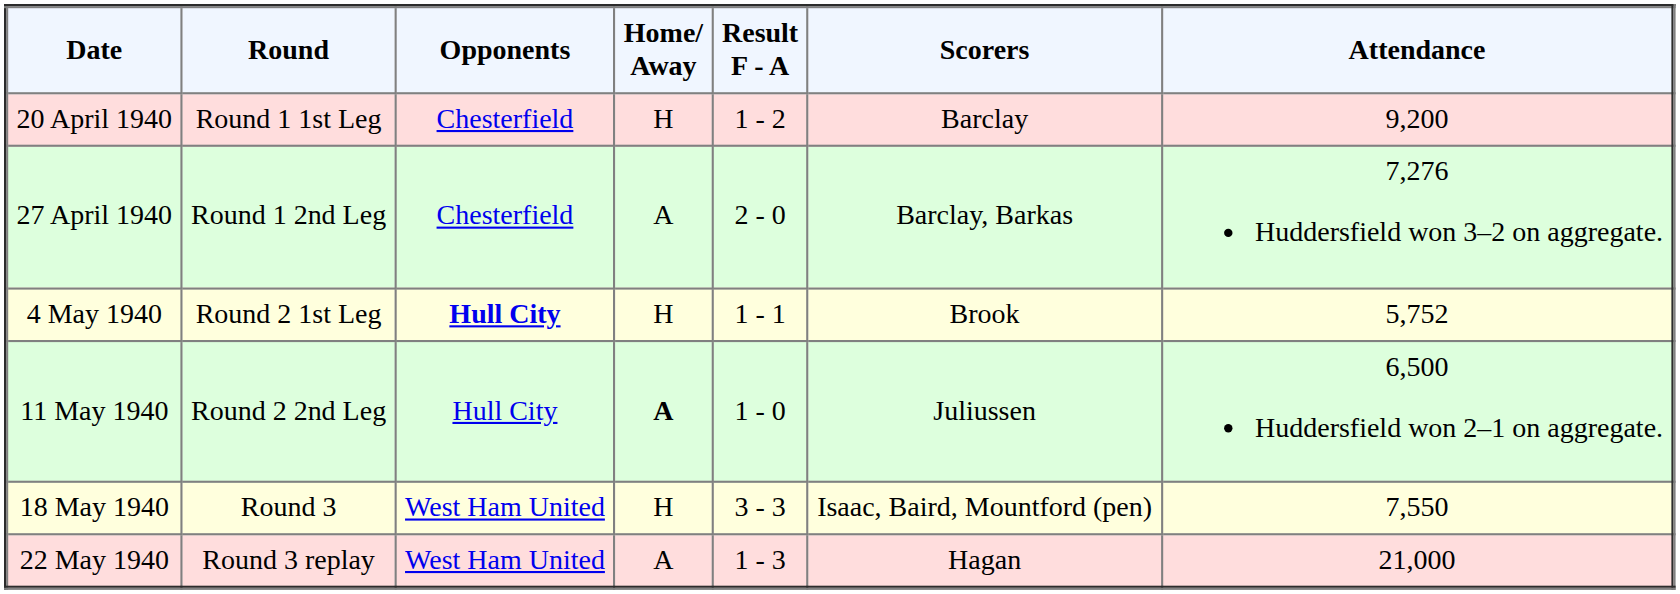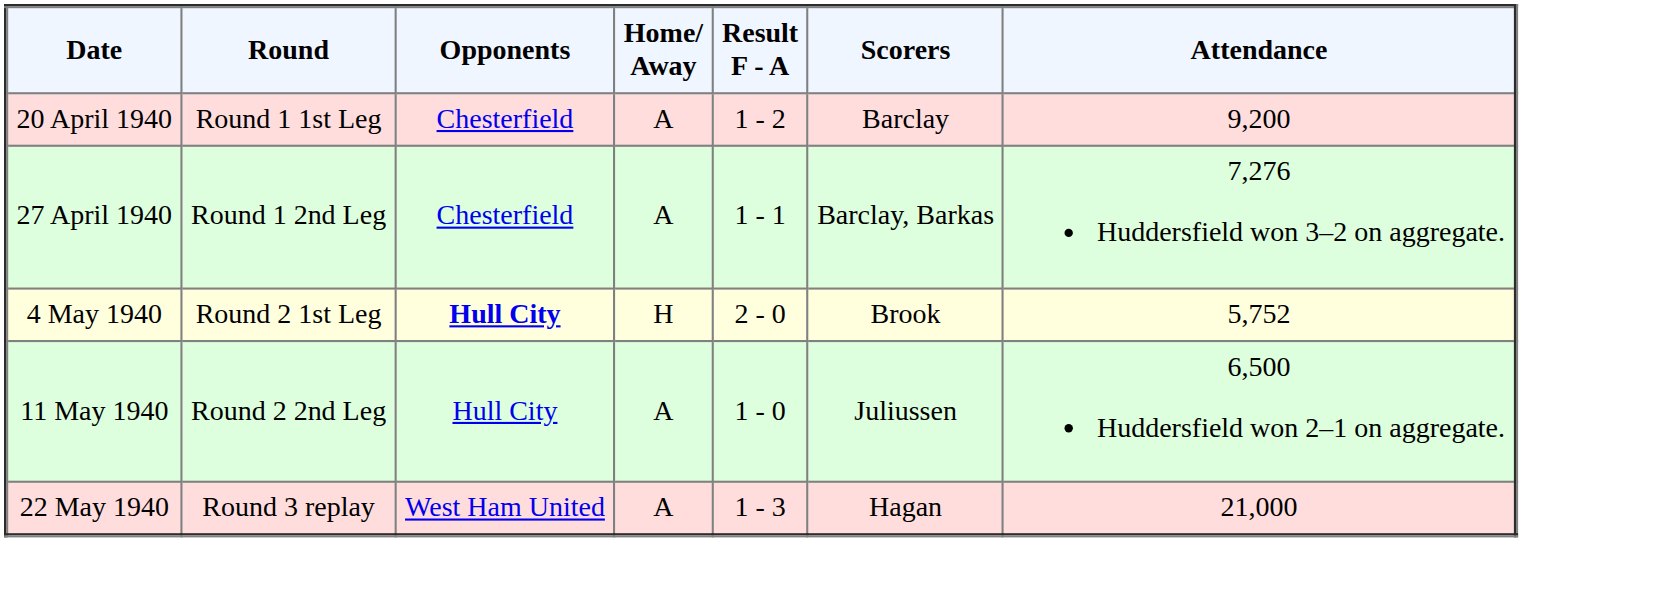(663, 118) H -> (663, 118) A
(760, 216) 2 - 0 -> (760, 216) 1 - 1
(760, 313) 1 - 1 -> (760, 313) 2 - 0
(663, 410) bold -> (663, 410) normal
- row: (94, 508)
